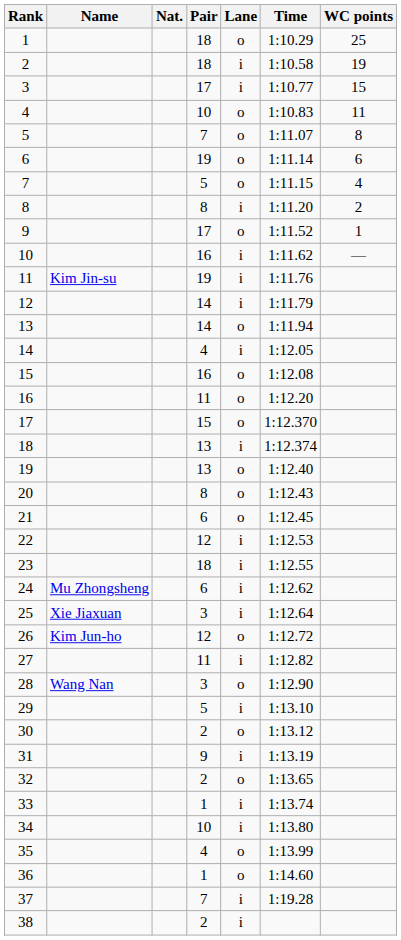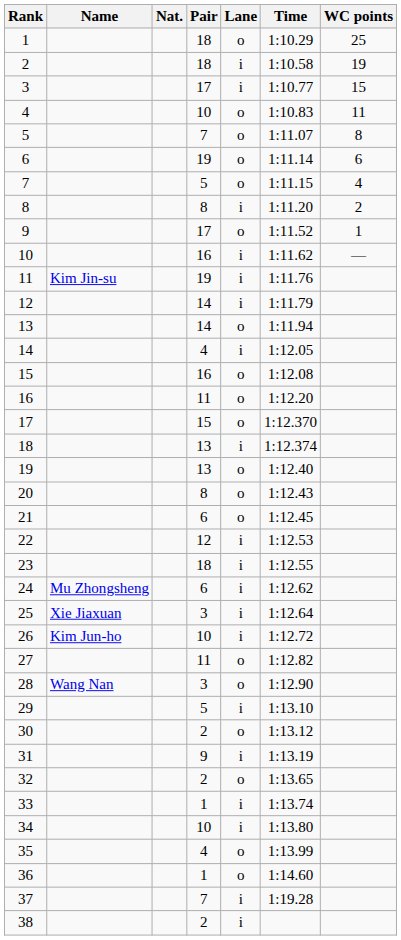(204, 636) 12 -> (204, 636) 10
(241, 636) o -> (241, 636) i
(241, 660) i -> (241, 660) o
